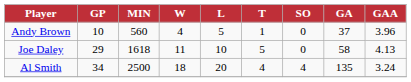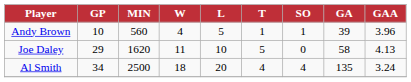(303, 31) 0 -> (303, 31) 1
(344, 31) 37 -> (344, 31) 39
(139, 49) 1618 -> (139, 49) 1620
